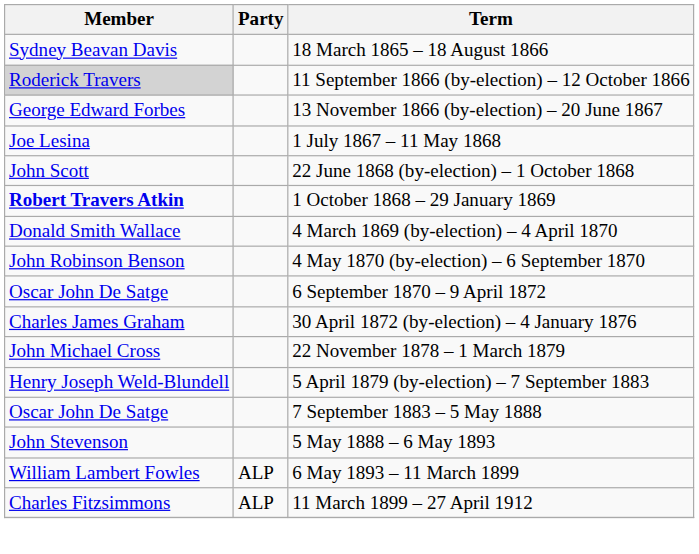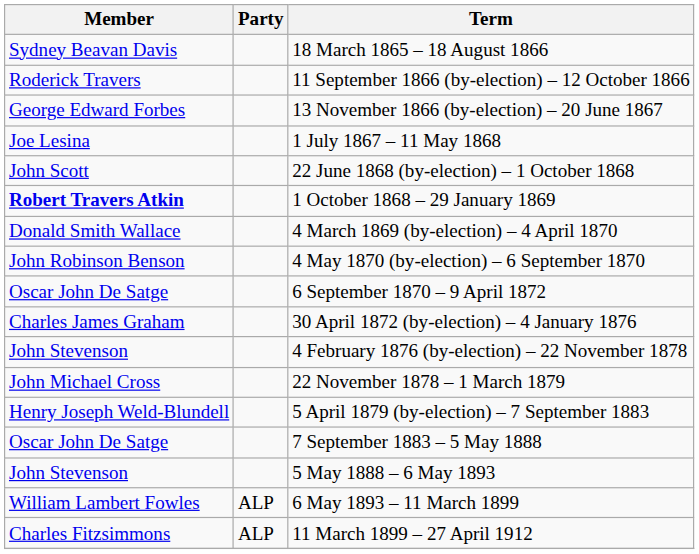(75, 79) lightgrey background -> (75, 79) no background
+ row: (490, 351)
